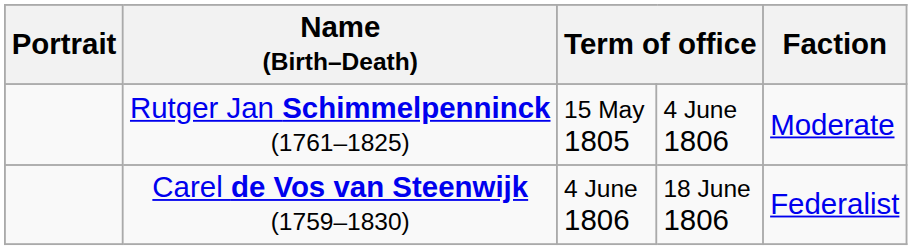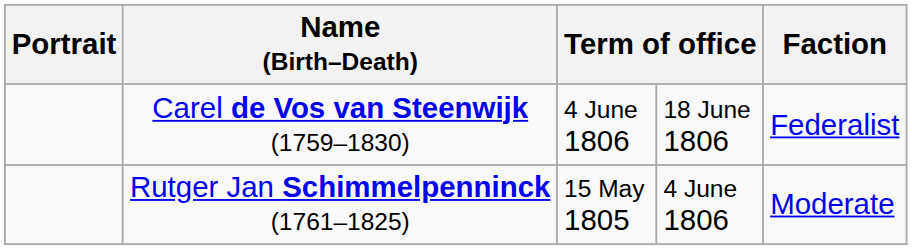rows swapped: (340, 124) <-> (340, 204)
